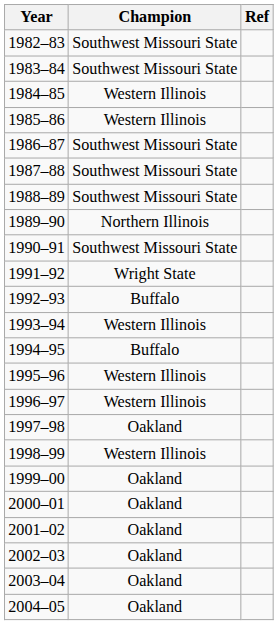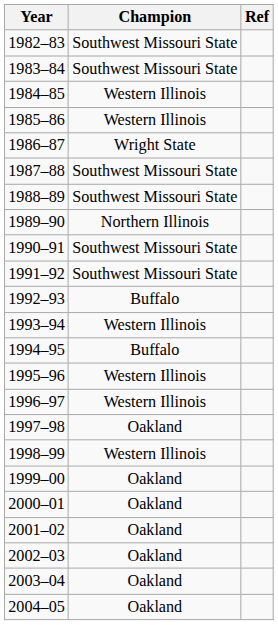(155, 145) Southwest Missouri State -> (155, 145) Wright State
(155, 273) Wright State -> (155, 273) Southwest Missouri State
